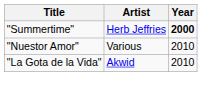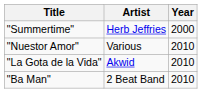(183, 29) bold -> (183, 29) normal
+ row: (29, 79)
